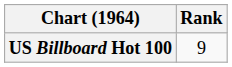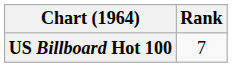(201, 47) 9 -> (201, 47) 7
